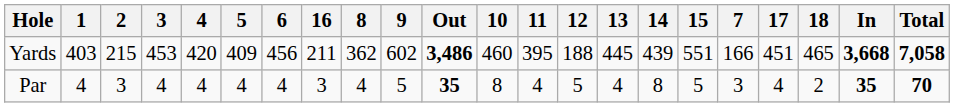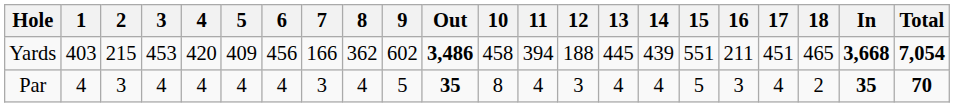columns swapped: (738, 20) <-> (322, 20)
(497, 53) 460 -> (498, 53) 458
(537, 53) 395 -> (538, 53) 394
(922, 53) 7,058 -> (922, 53) 7,054
(578, 85) 5 -> (578, 85) 3
(658, 85) 8 -> (659, 85) 4
